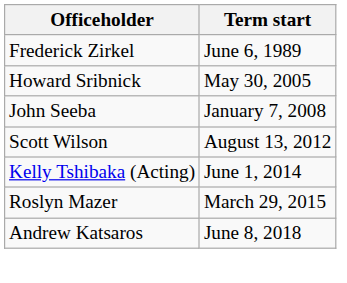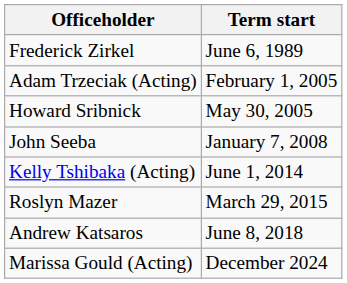+ row: (103, 80)
- row: (58, 141)
+ row: (101, 263)
